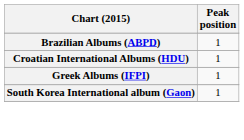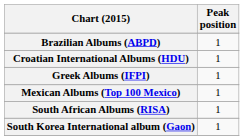+ row: (101, 93)
+ row: (101, 110)
